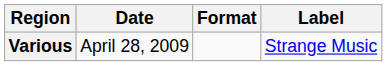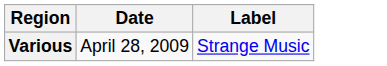- column: (227, 18)
